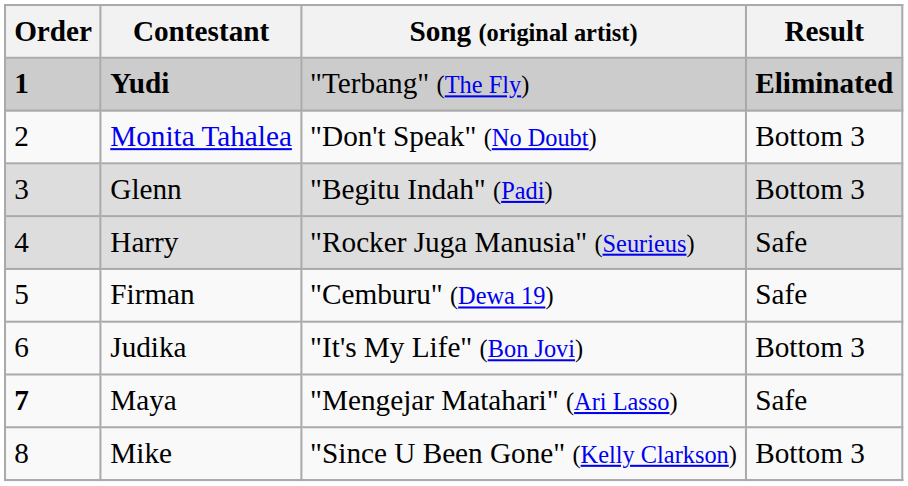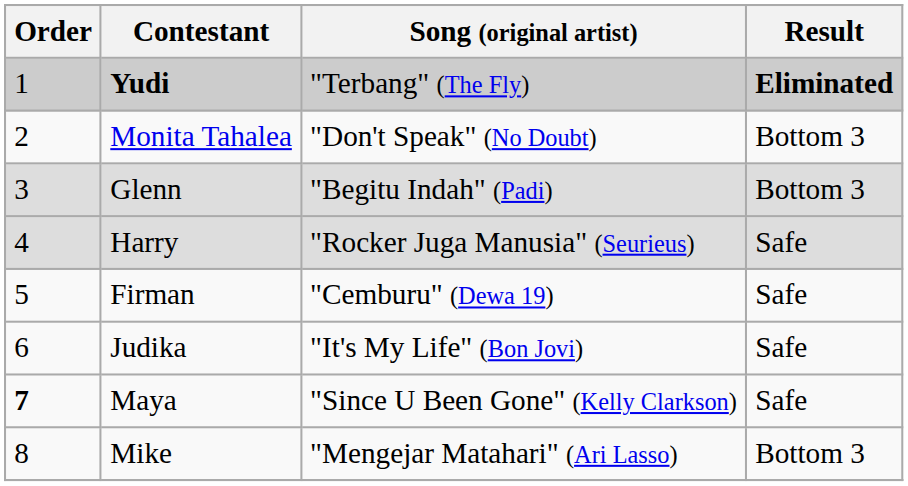(21, 84) bold -> (21, 84) normal
(810, 347) Bottom 3 -> (781, 347) Safe
(494, 400) "Mengejar Matahari" (Ari Lasso) -> (524, 400) "Since U Been Gone" (Kelly Clarkson)
(524, 453) "Since U Been Gone" (Kelly Clarkson) -> (494, 453) "Mengejar Matahari" (Ari Lasso)
